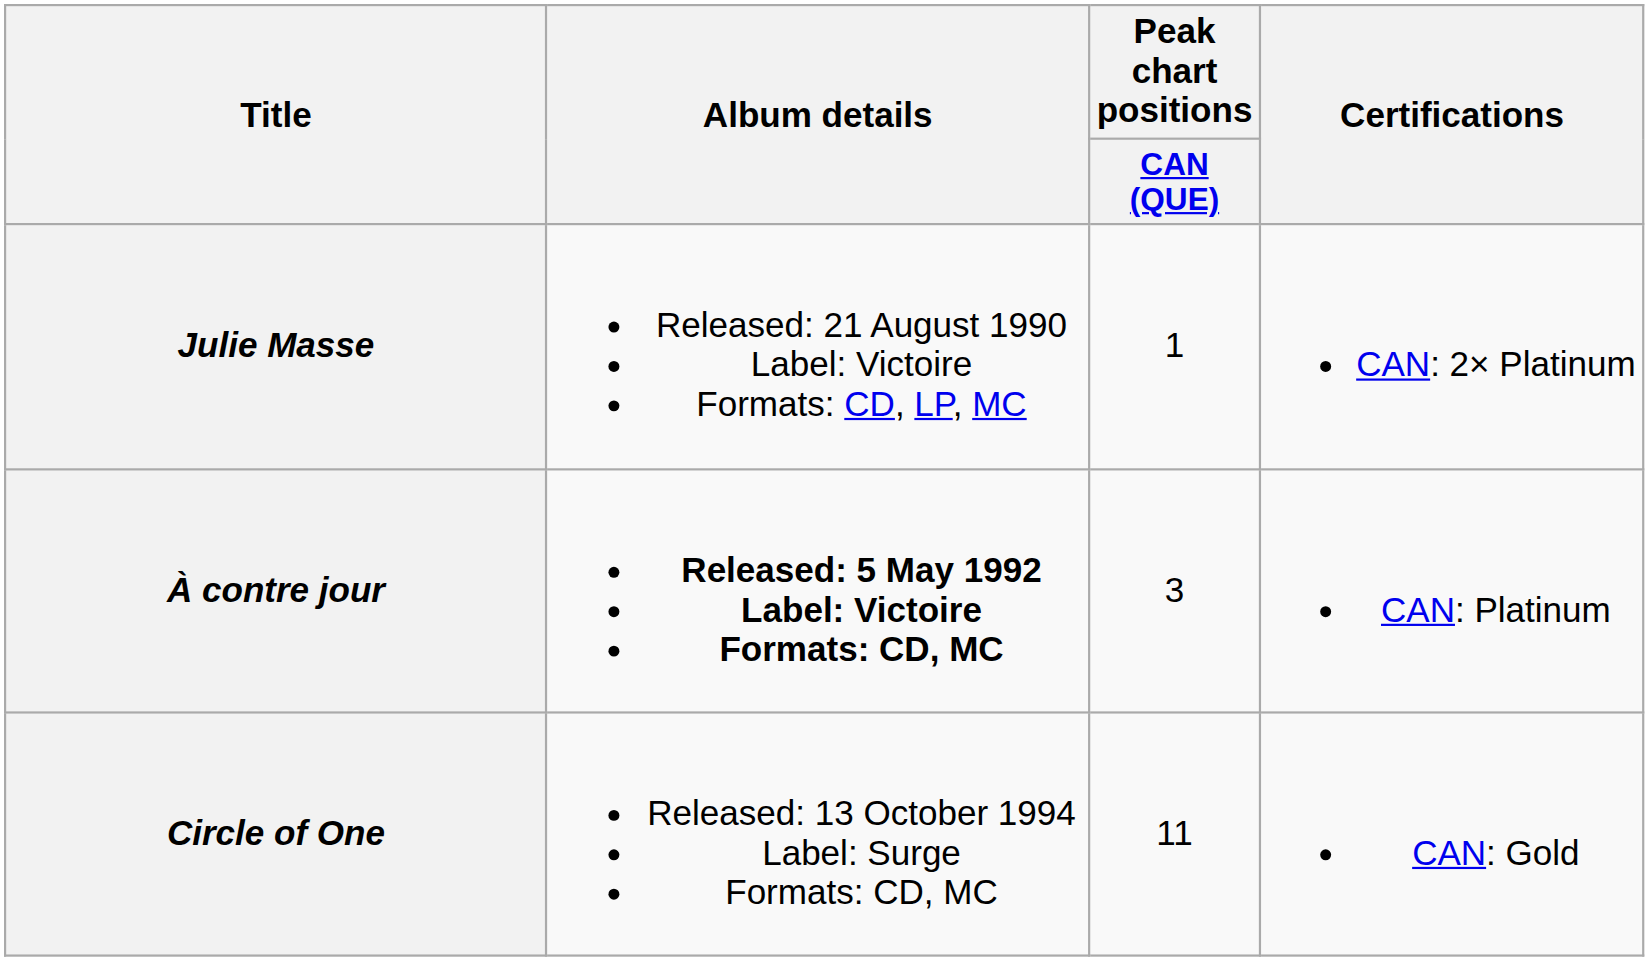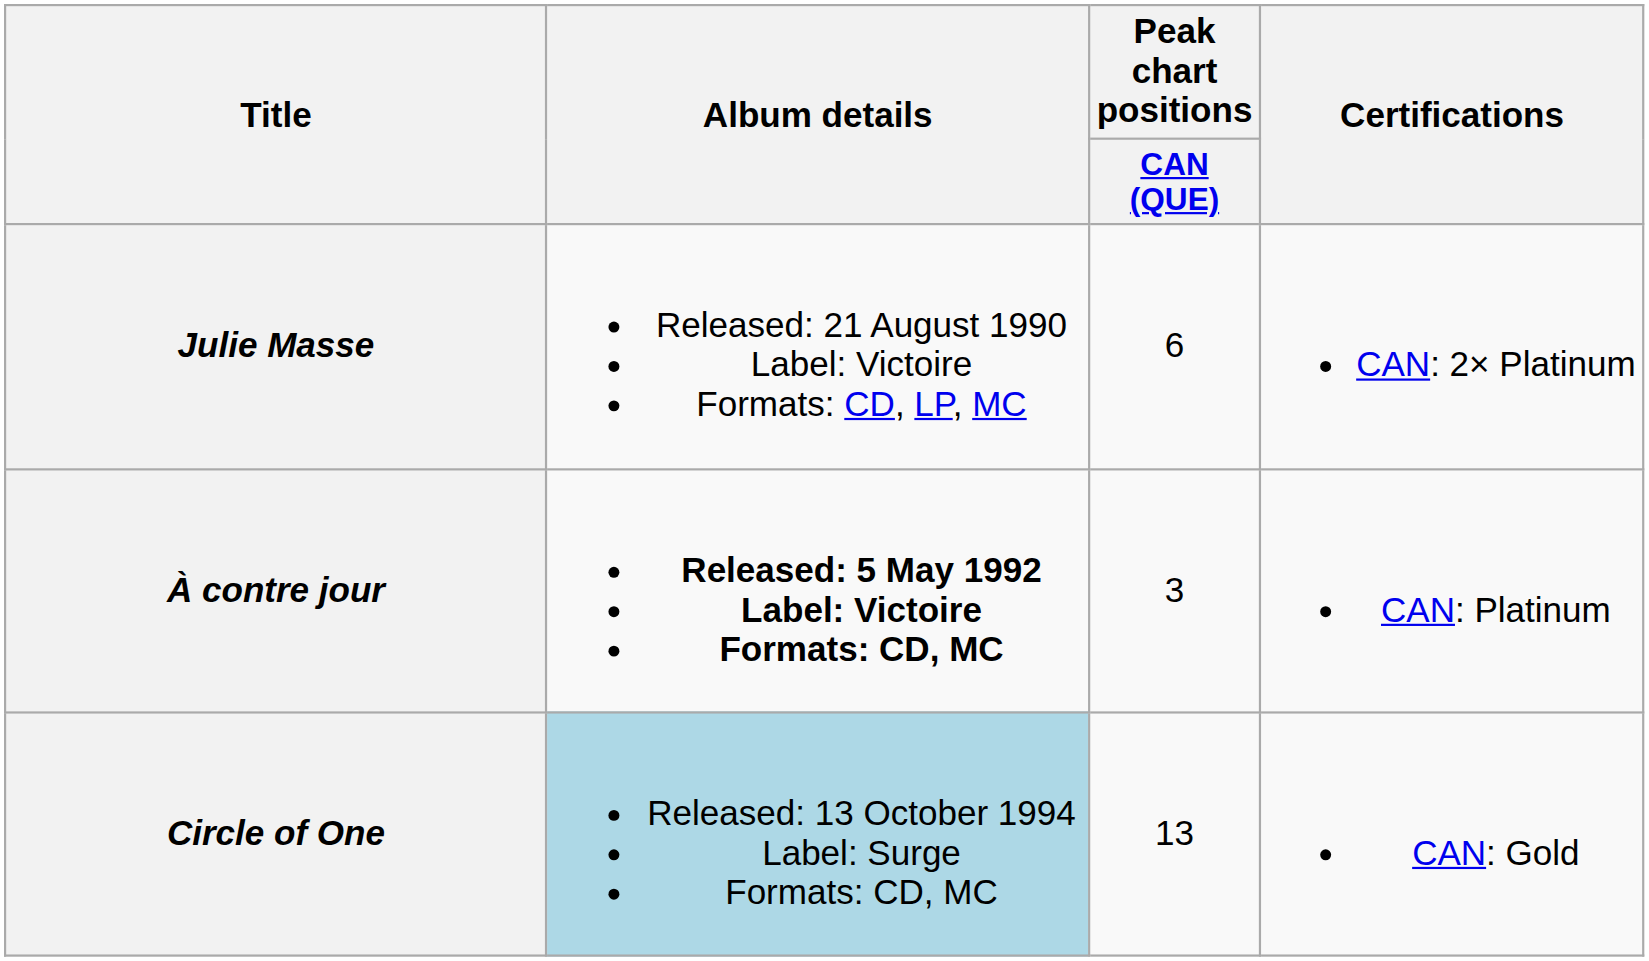(1175, 345) 1 -> (1175, 345) 6
(818, 854) no background -> (818, 854) lightblue background
(1175, 833) 11 -> (1175, 833) 13
